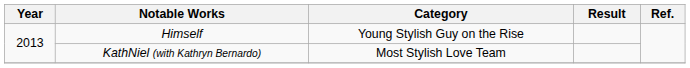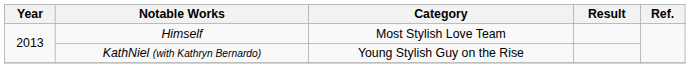(441, 33) Young Stylish Guy on the Rise -> (441, 33) Most Stylish Love Team
(441, 53) Most Stylish Love Team -> (441, 53) Young Stylish Guy on the Rise
